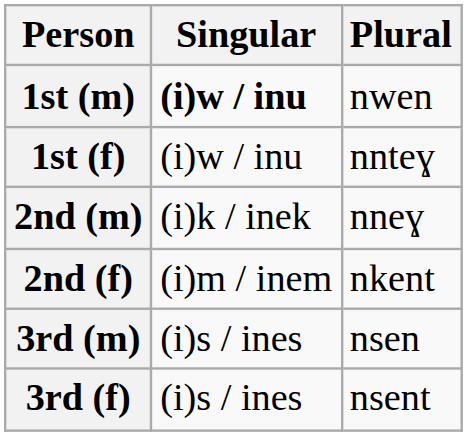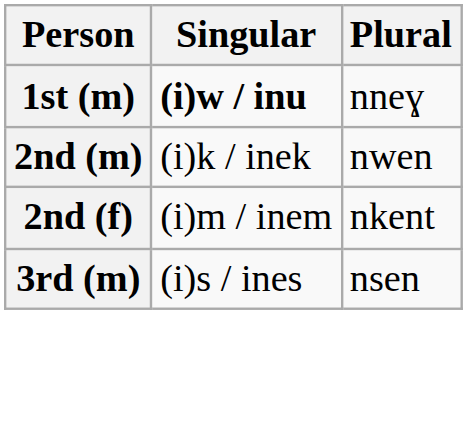(391, 95) nwen -> (387, 95) nneɣ
- row: (78, 156)
(387, 216) nneɣ -> (391, 156) nwen
- row: (78, 398)
